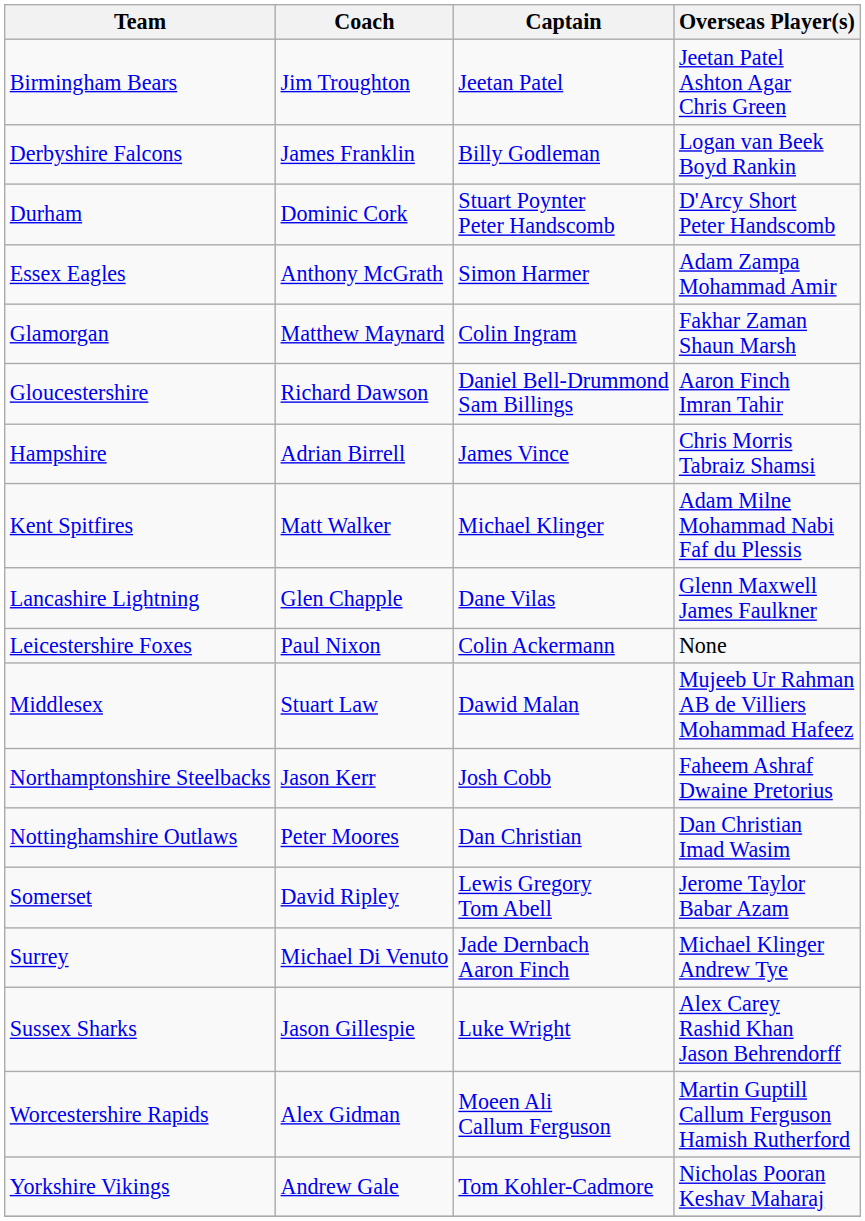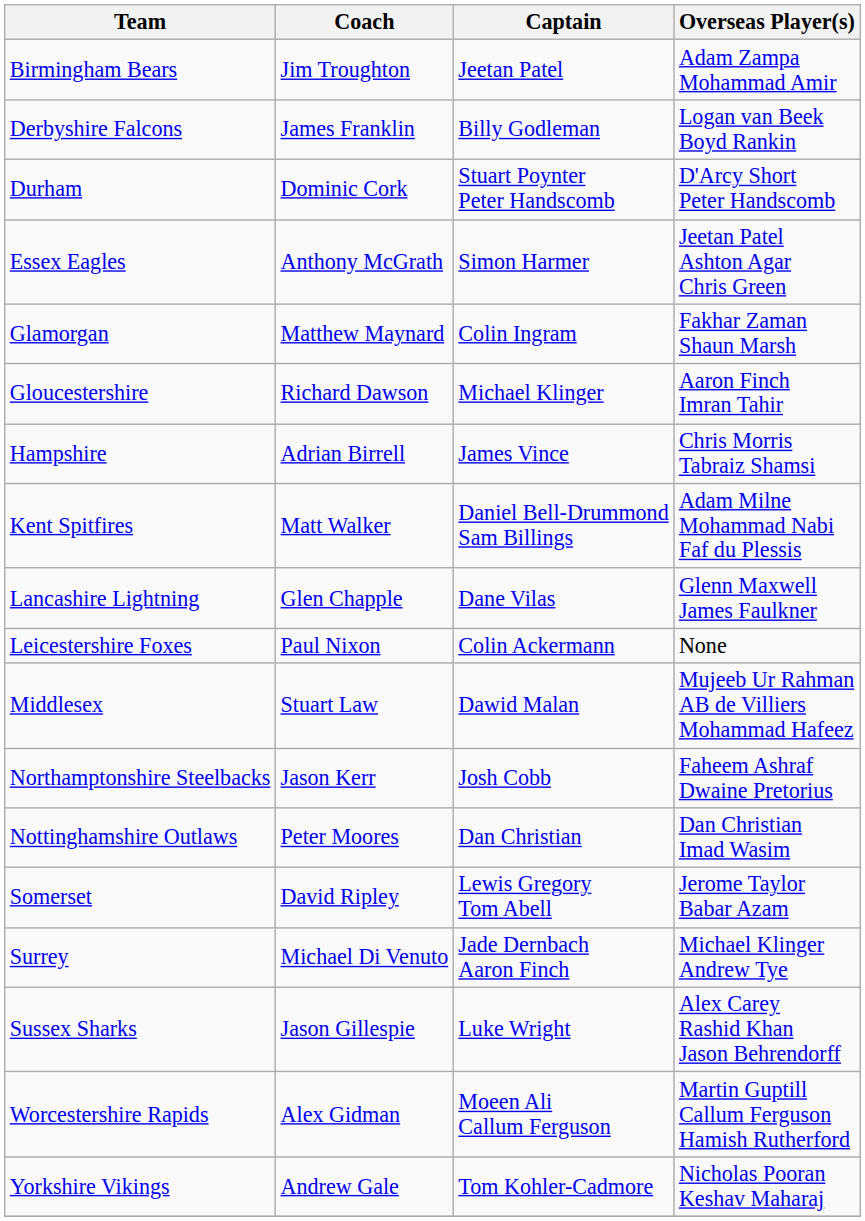(735, 81) Jeetan Patel Ashton Agar Chris Green -> (758, 69) Adam Zampa Mohammad Amir
(758, 273) Adam Zampa Mohammad Amir -> (735, 261) Jeetan Patel Ashton Agar Chris Green
(564, 393) Daniel Bell-Drummond Sam Billings -> (531, 393) Michael Klinger
(531, 525) Michael Klinger -> (564, 525) Daniel Bell-Drummond Sam Billings
